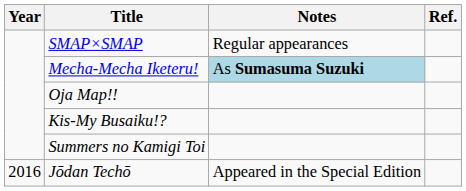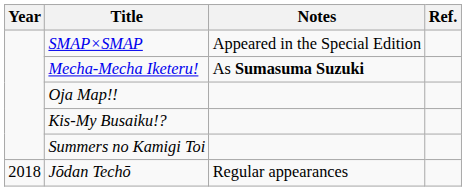(280, 43) Regular appearances -> (317, 43) Appeared in the Special Edition
(288, 69) lightblue background -> (288, 69) no background
(25, 172) 2016 -> (25, 172) 2018
(317, 172) Appeared in the Special Edition -> (280, 172) Regular appearances
